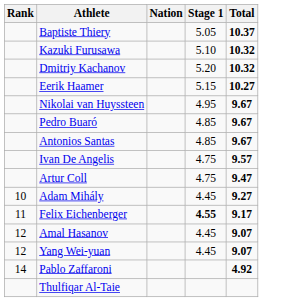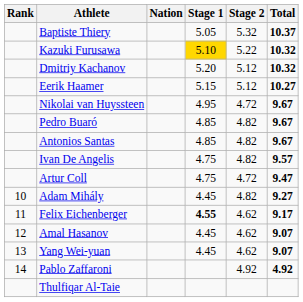+ column: (247, 13)
(206, 50) no background -> (206, 50) gold background
(20, 251) 12 -> (20, 251) 13
